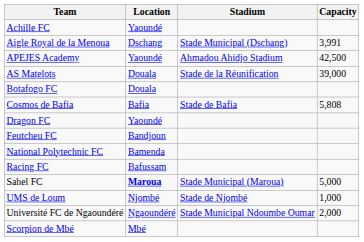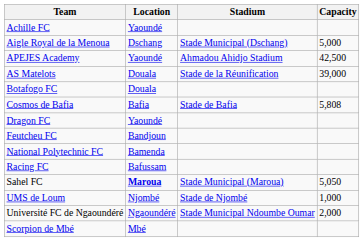(330, 43) 3,991 -> (330, 43) 5,000
(330, 182) 5,000 -> (330, 182) 5,050
